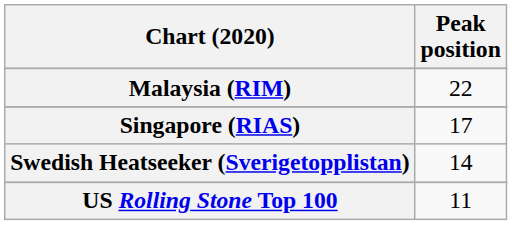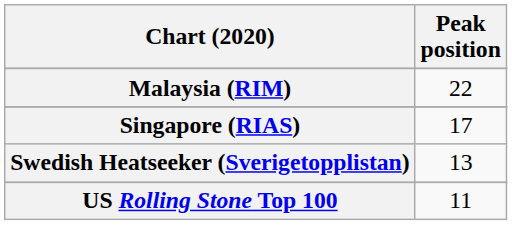(461, 162) 14 -> (461, 162) 13
